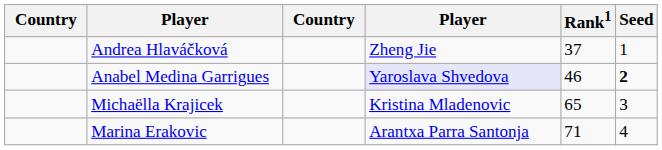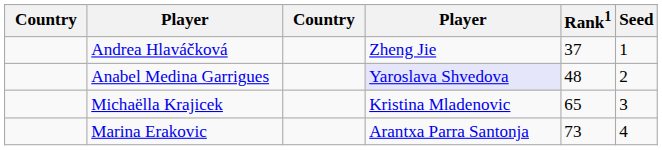(573, 77) 46 -> (573, 77) 48
(624, 77) bold -> (624, 77) normal
(573, 131) 71 -> (573, 131) 73
